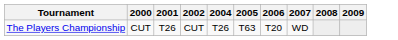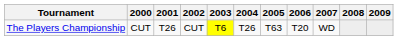+ column: (220, 12)
